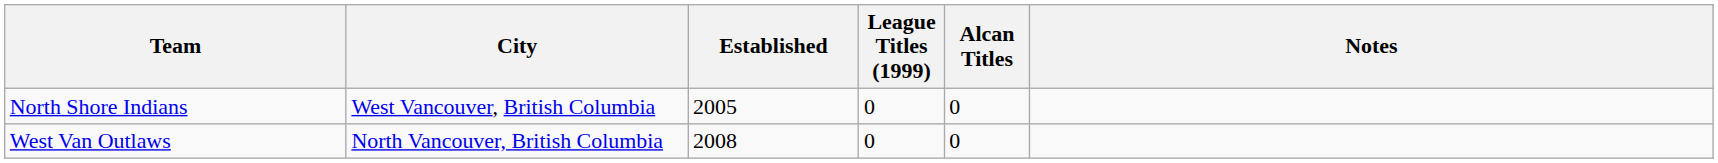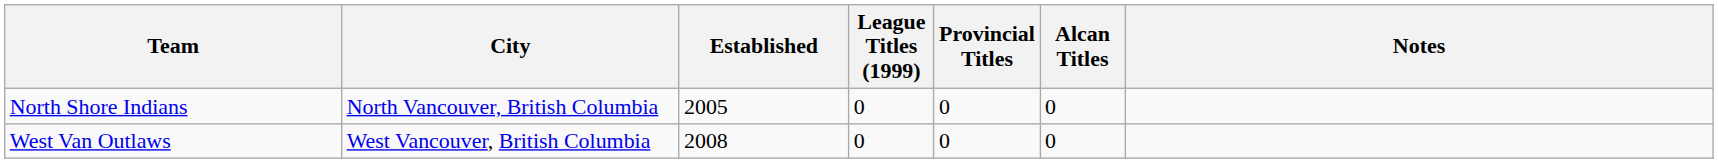+ column: (987, 46)
(503, 105) West Vancouver, British Columbia -> (502, 105) North Vancouver, British Columbia
(507, 140) North Vancouver, British Columbia -> (499, 140) West Vancouver, British Columbia
